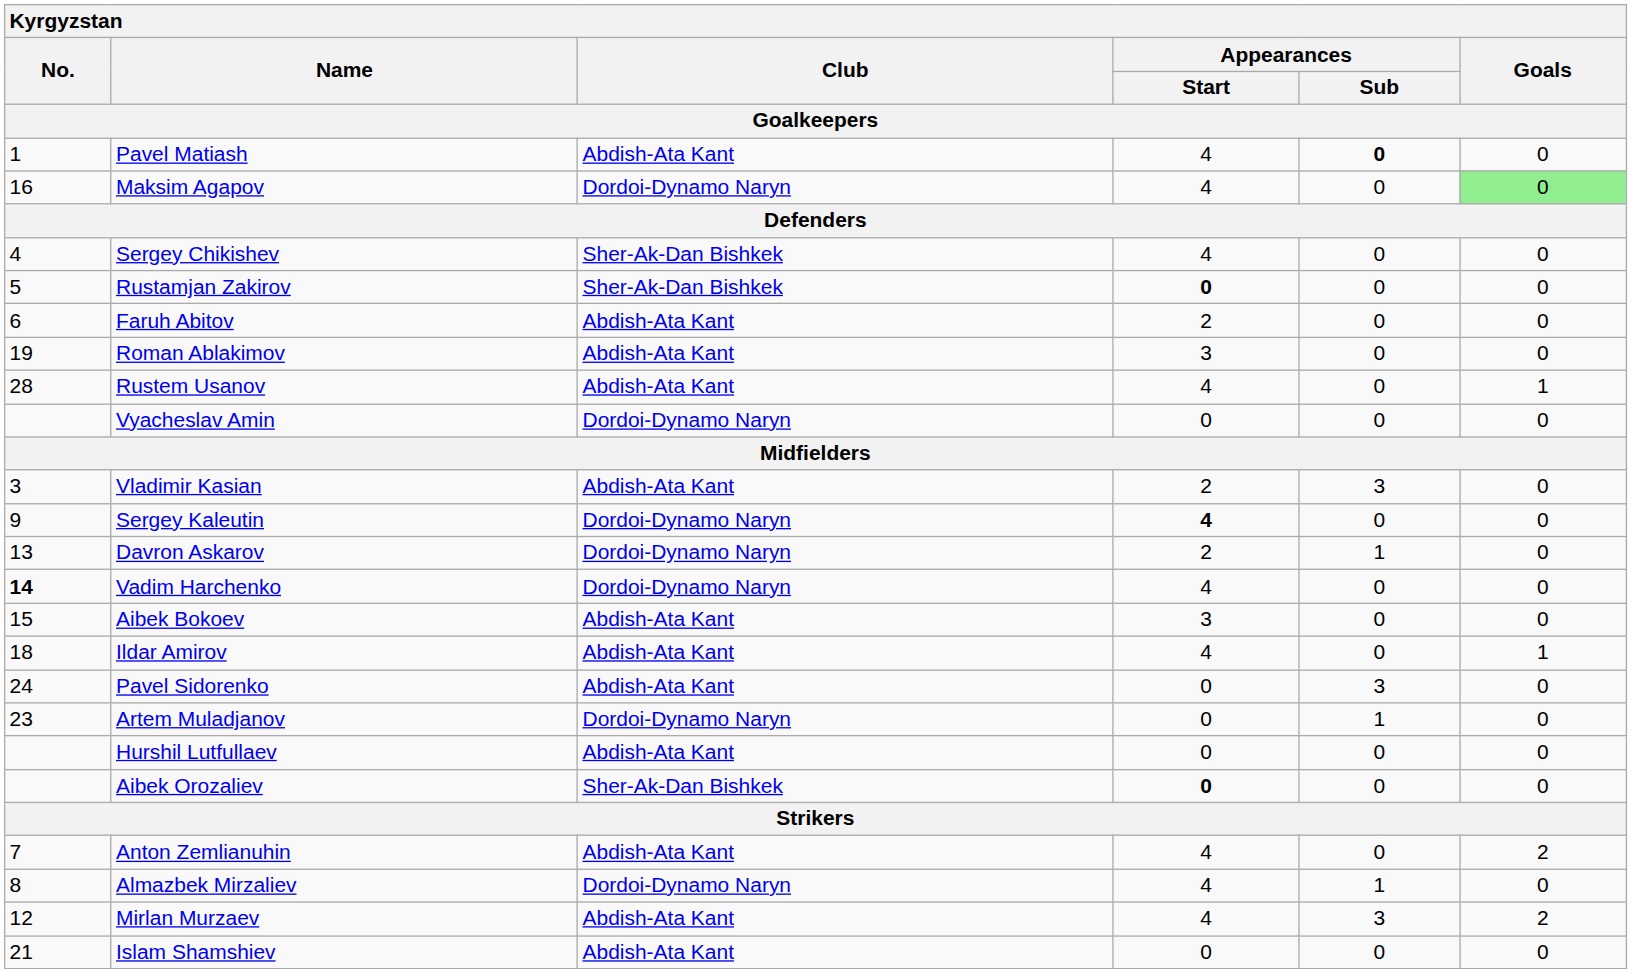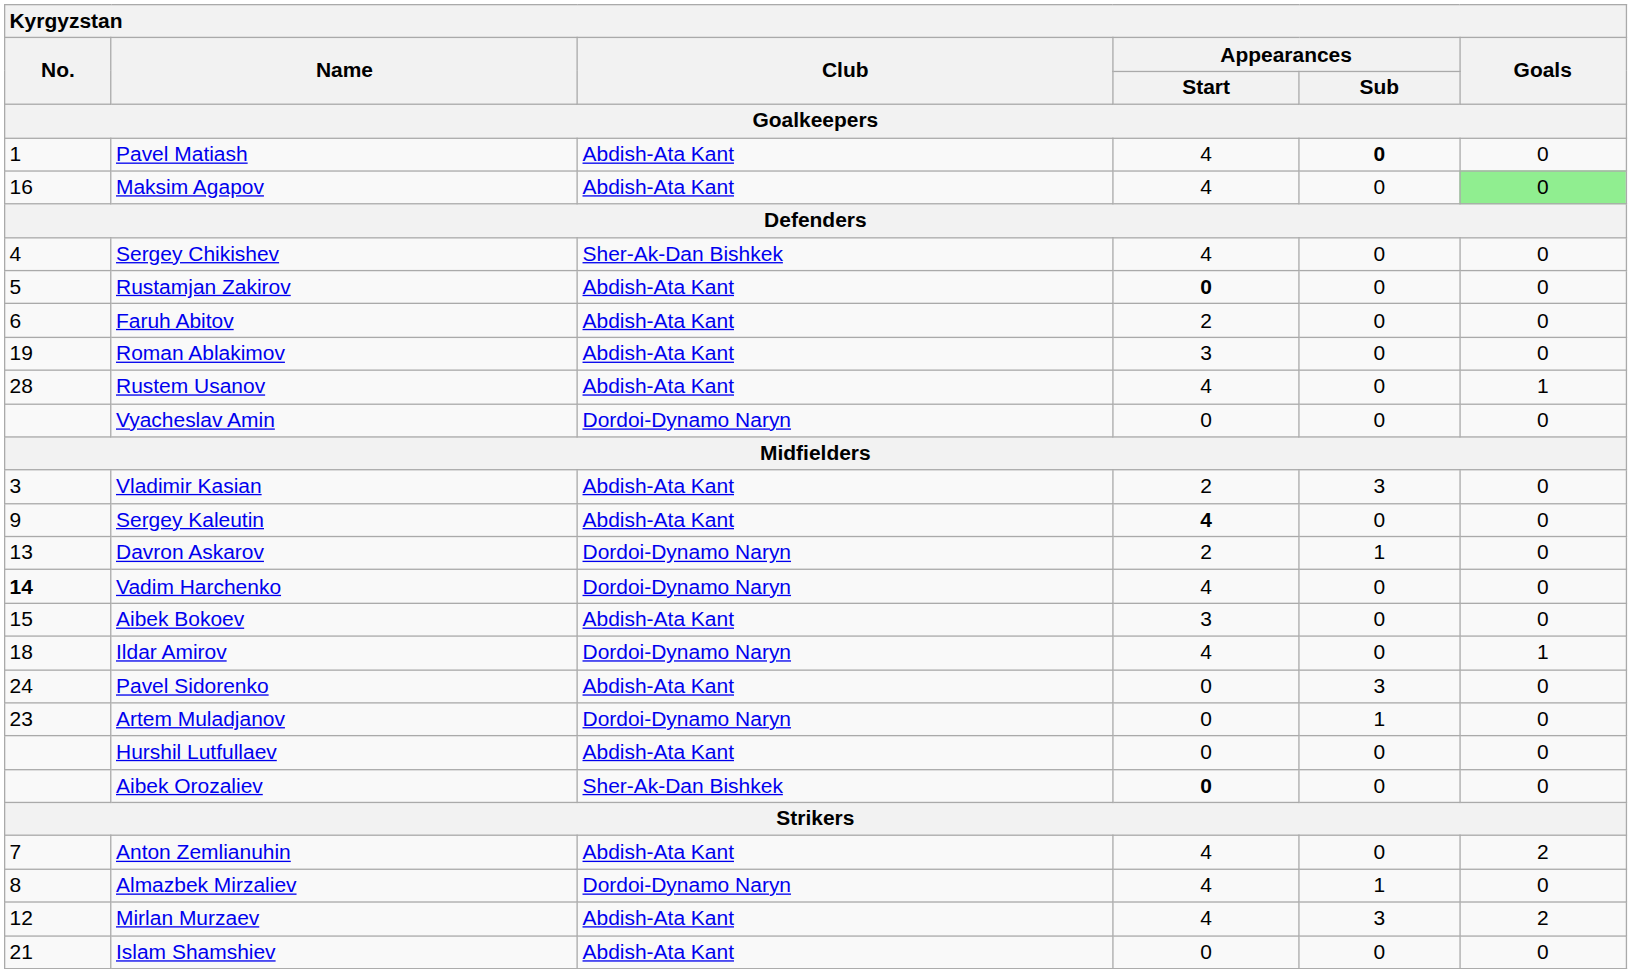(687, 187) Dordoi-Dynamo Naryn -> (658, 187) Abdish-Ata Kant
(683, 287) Sher-Ak-Dan Bishkek -> (658, 287) Abdish-Ata Kant
(687, 519) Dordoi-Dynamo Naryn -> (658, 519) Abdish-Ata Kant
(658, 652) Abdish-Ata Kant -> (687, 652) Dordoi-Dynamo Naryn
